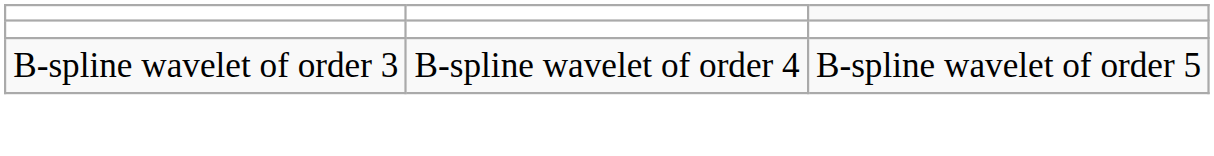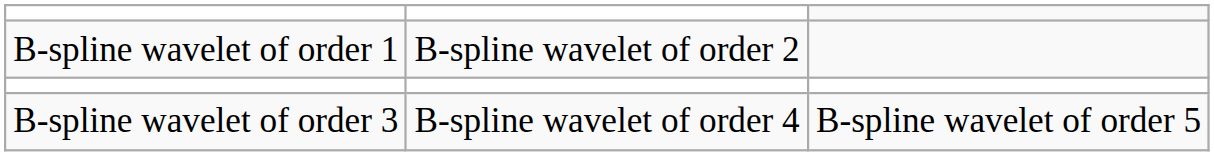+ row: (206, 48)
